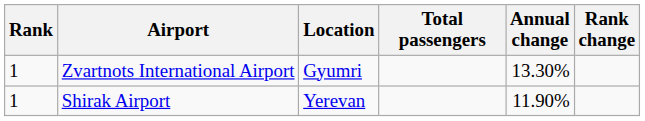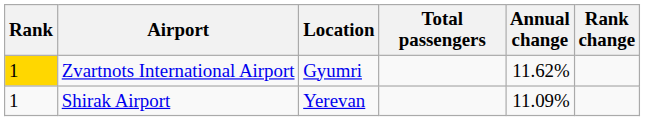(14, 70) no background -> (14, 70) gold background
(541, 70) 13.30% -> (541, 70) 11.62%
(541, 100) 11.90% -> (541, 100) 11.09%
